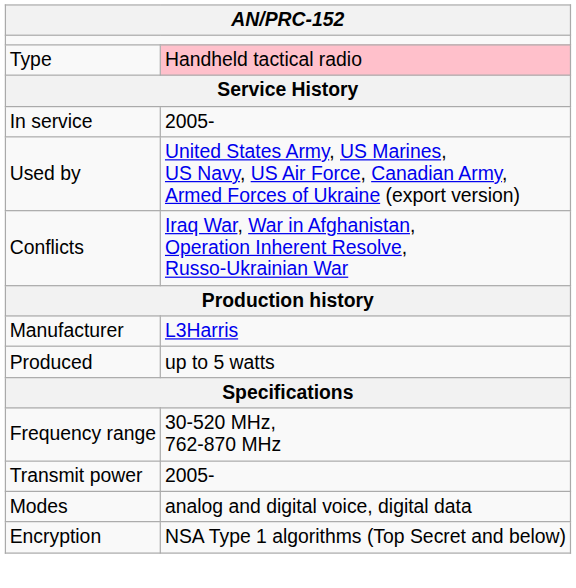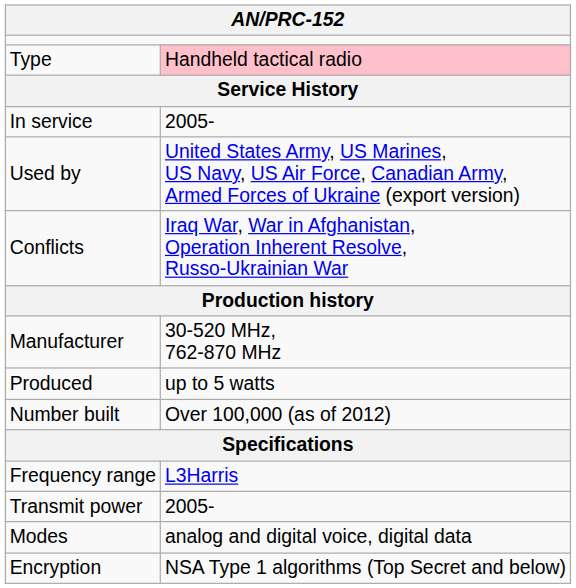(202, 331) L3Harris -> (223, 342) 30-520 MHz, 762-870 MHz
+ row: (65, 414)
(223, 434) 30-520 MHz, 762-870 MHz -> (202, 475) L3Harris
